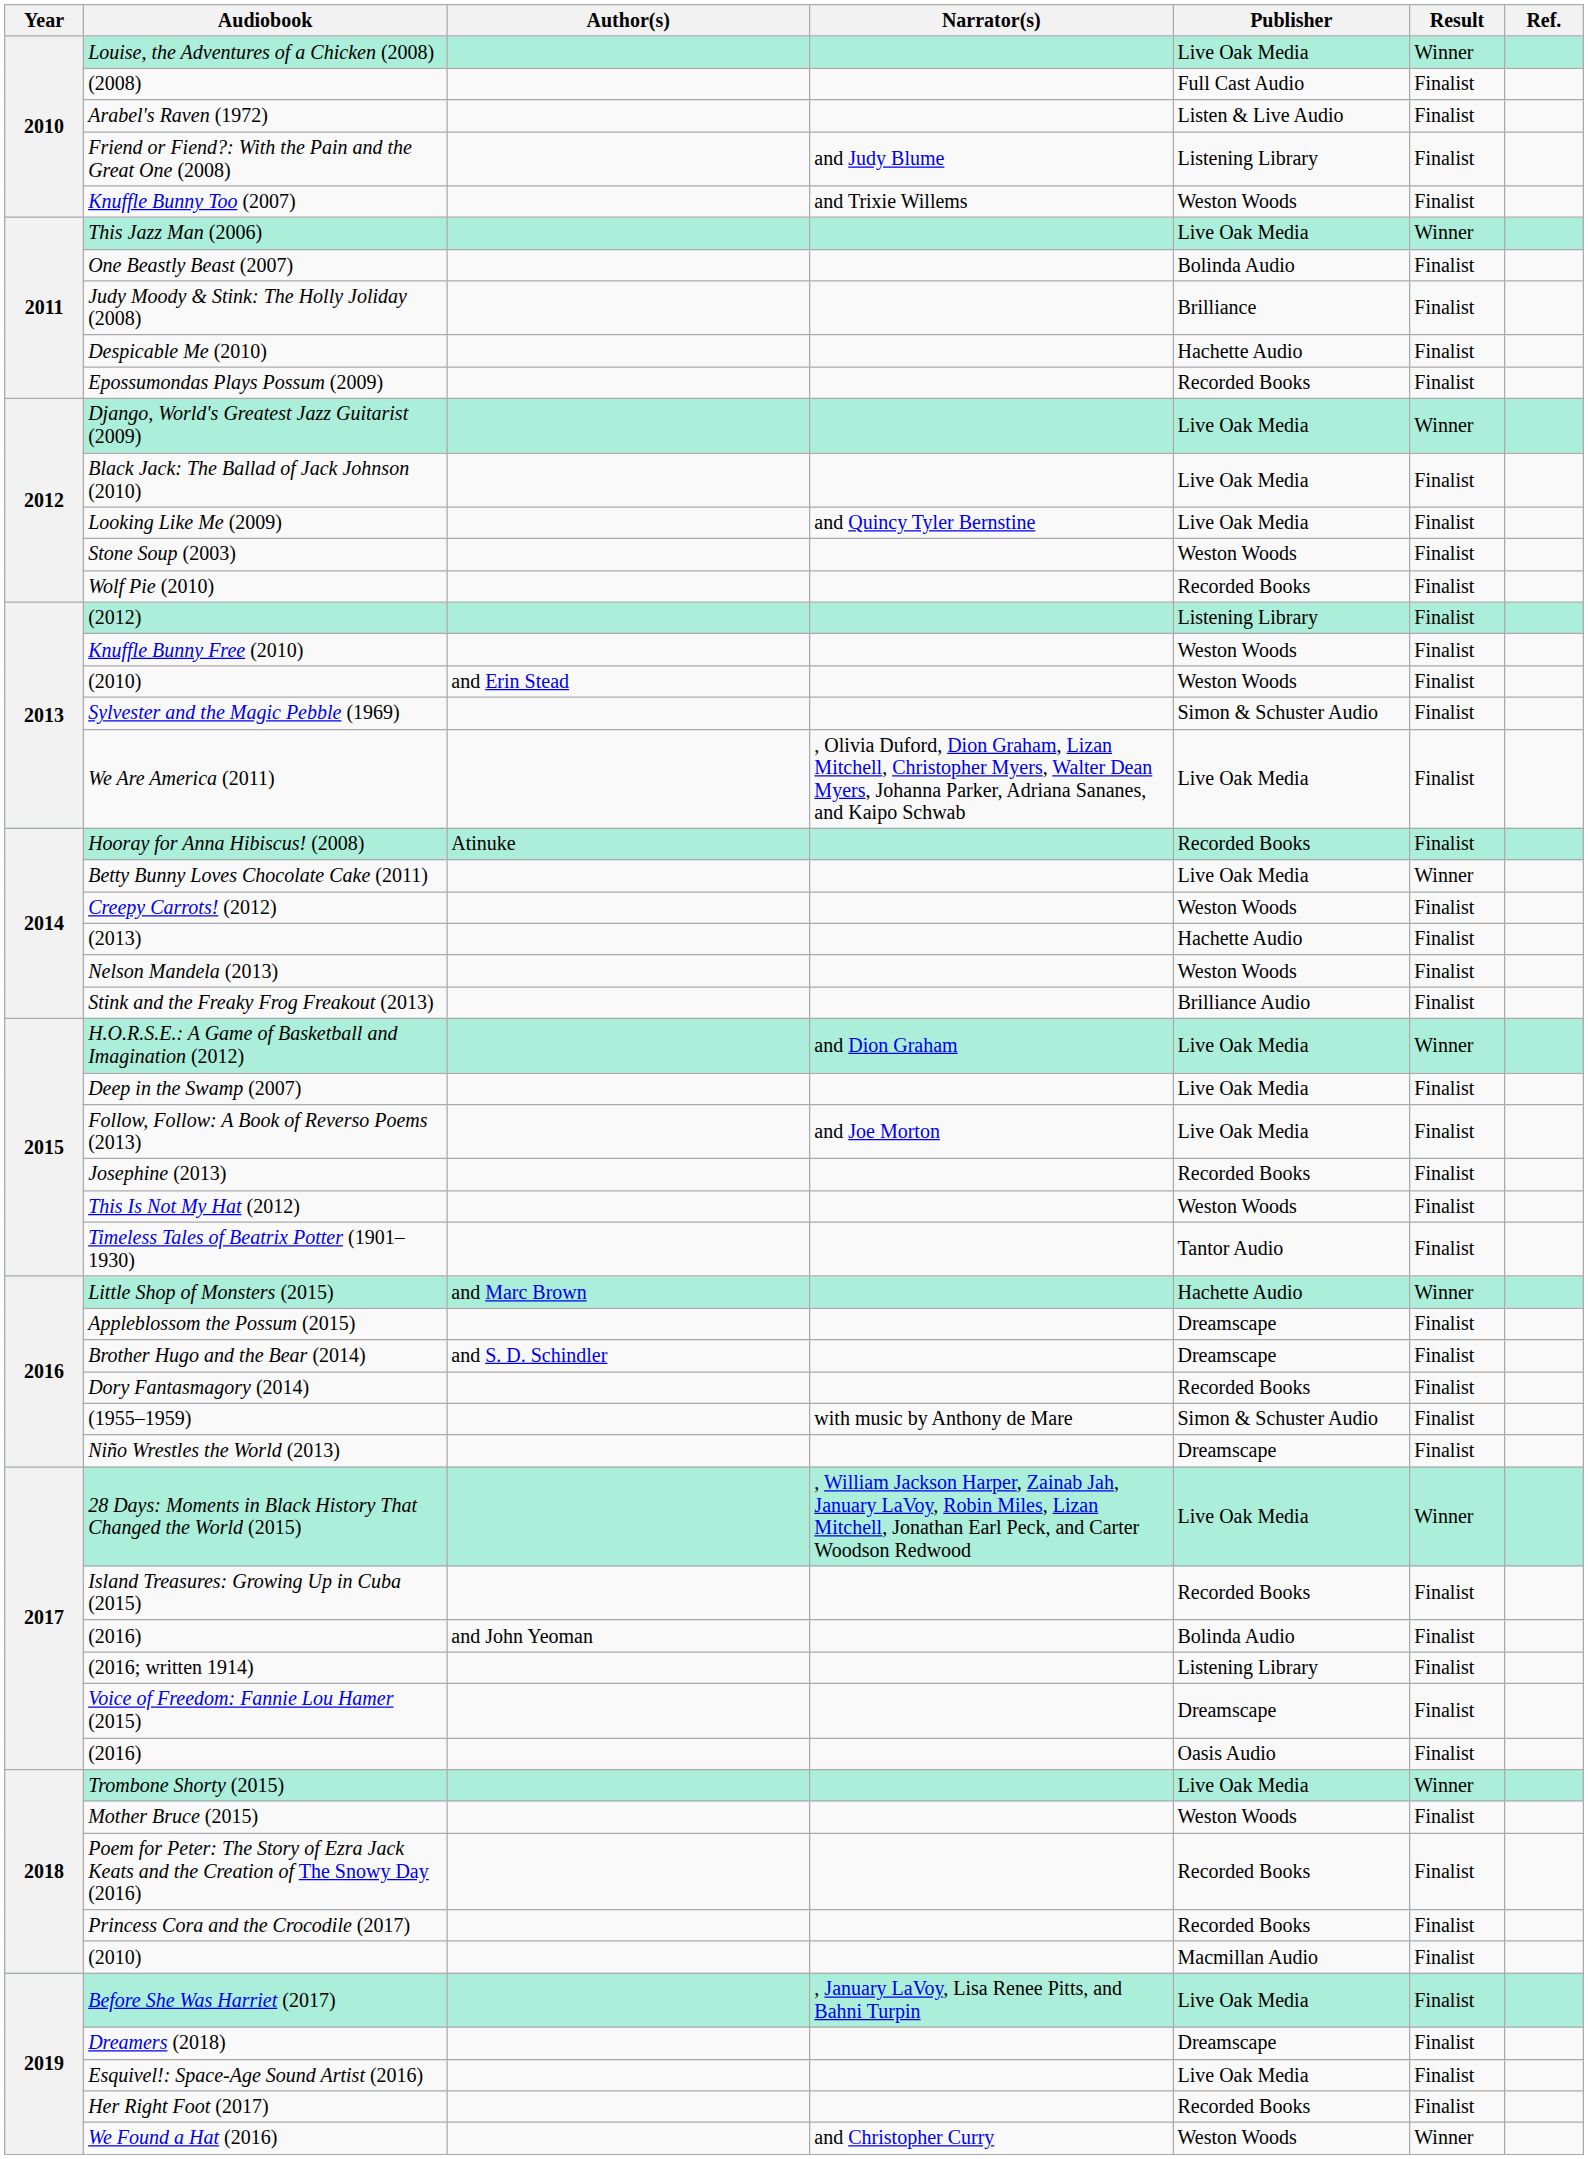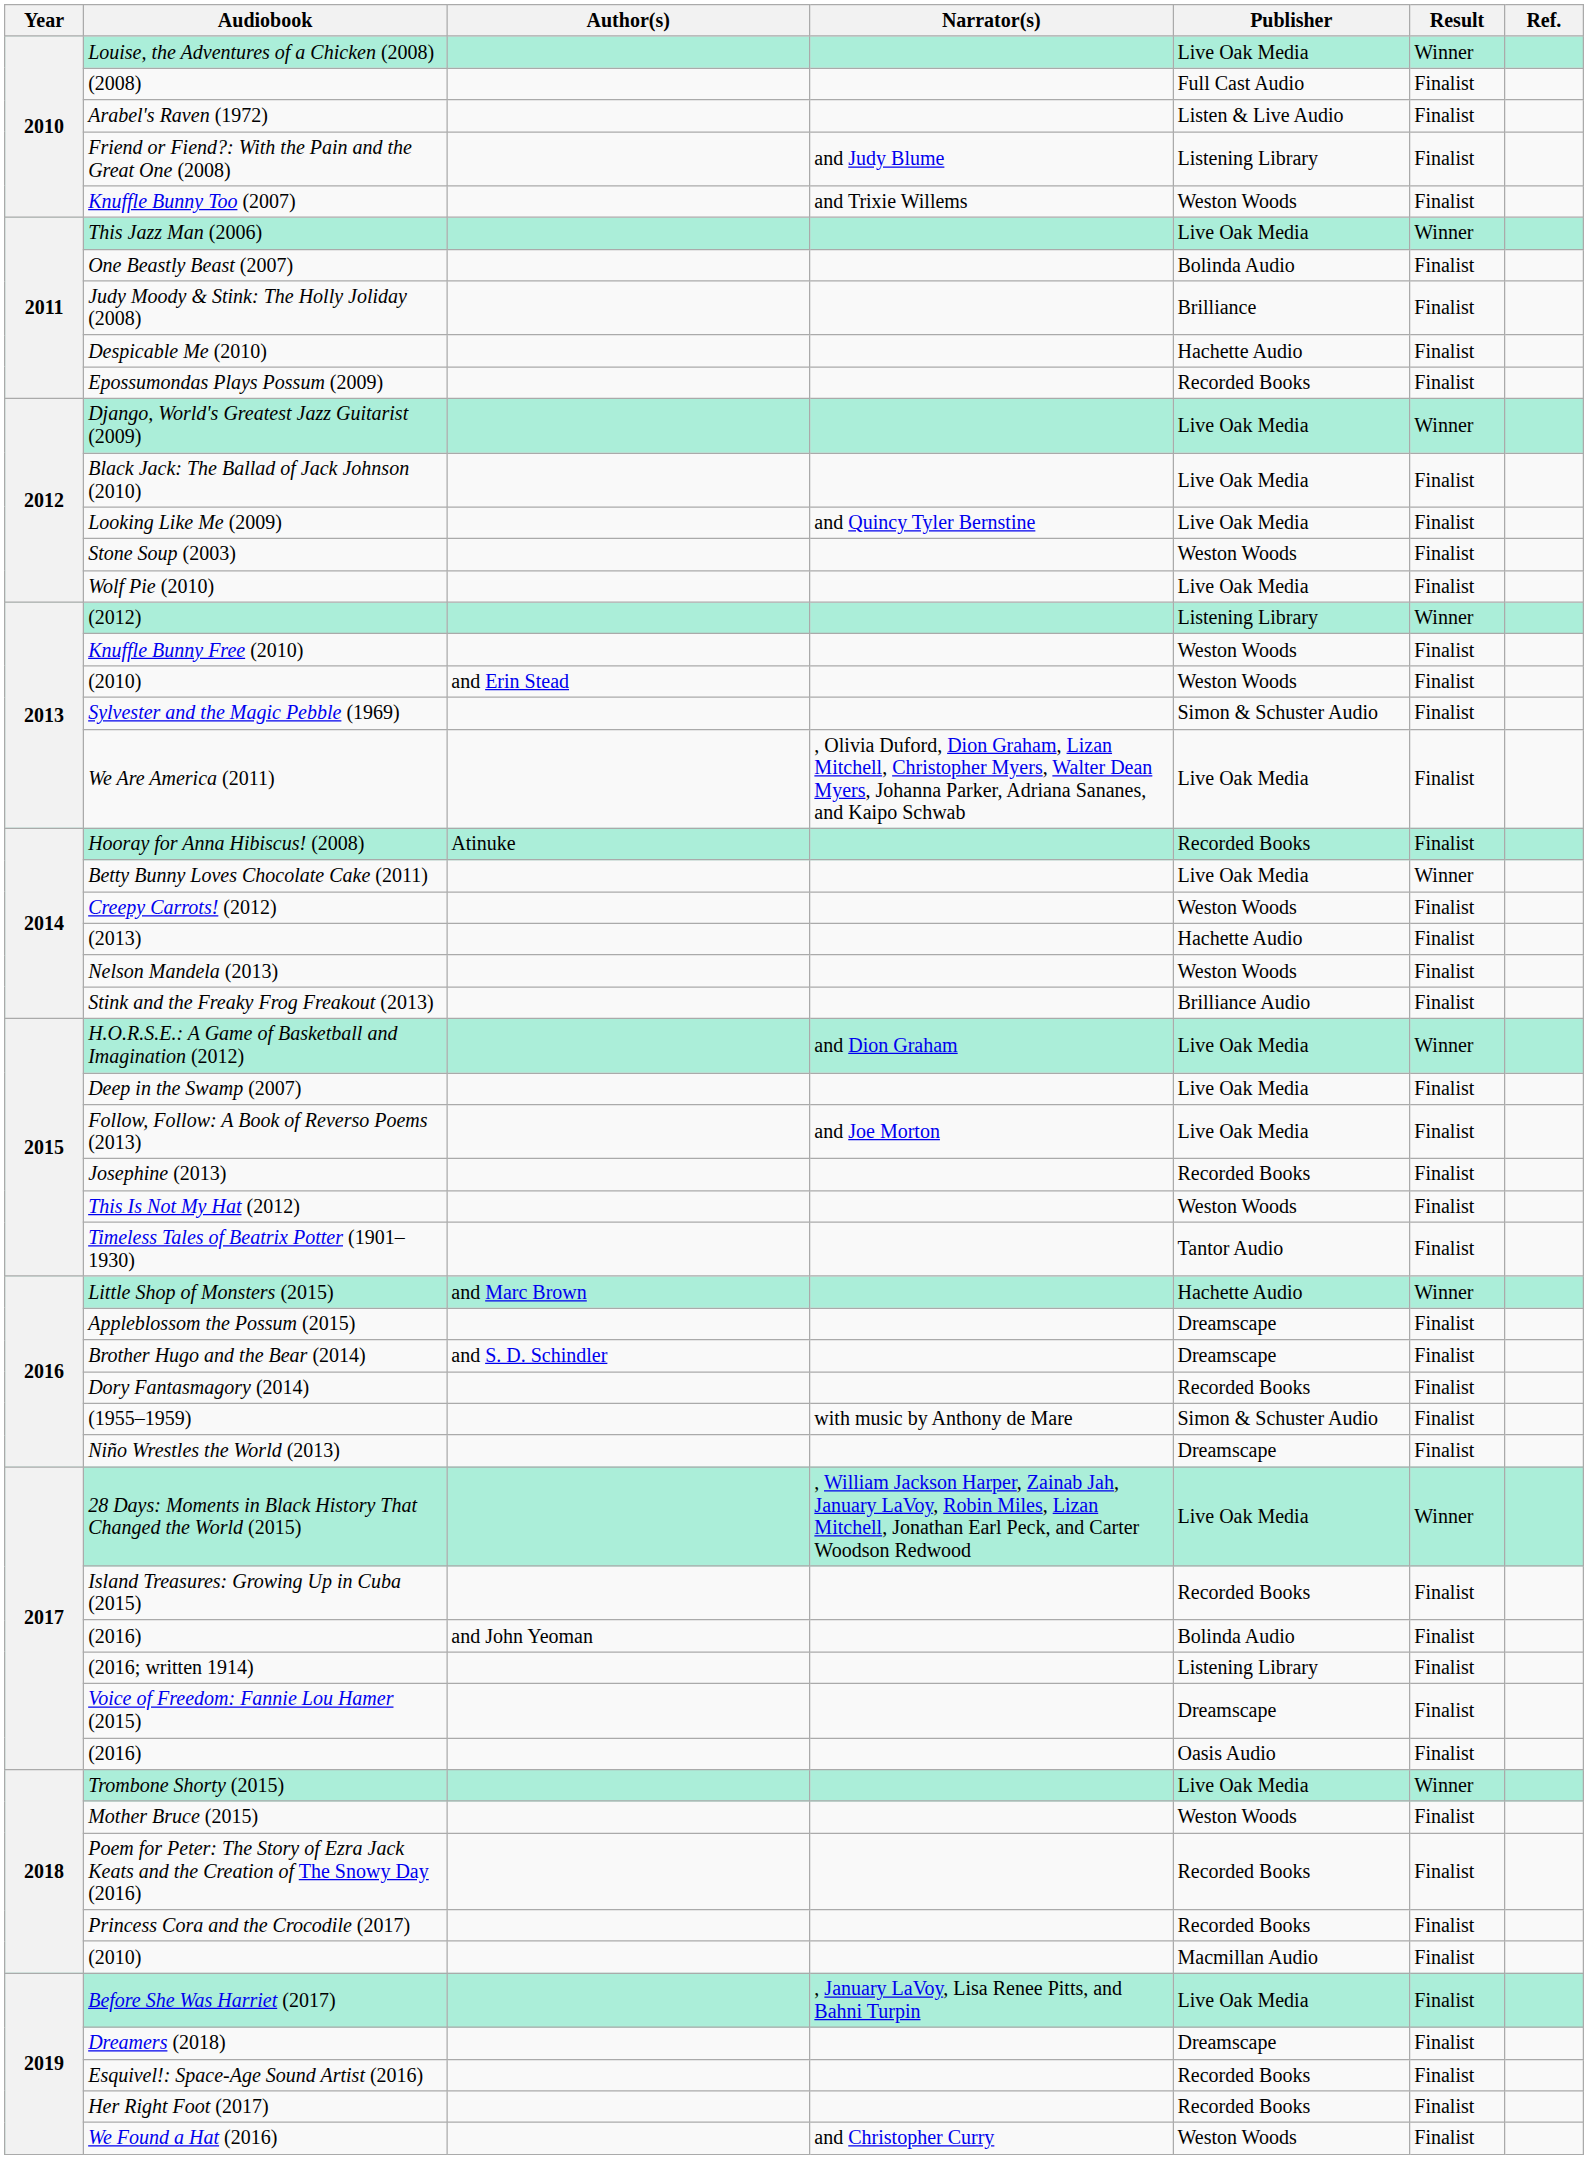(1244, 586) Recorded Books -> (1243, 586) Live Oak Media
(1444, 617) Finalist -> (1444, 617) Winner
(1243, 2074) Live Oak Media -> (1244, 2074) Recorded Books
(1444, 2138) Winner -> (1444, 2138) Finalist
